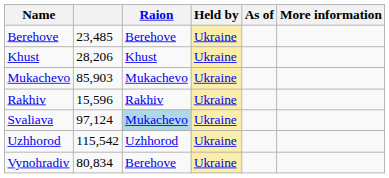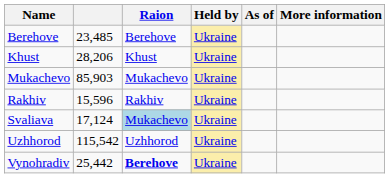(95, 120) 97,124 -> (95, 120) 17,124
(95, 162) 80,834 -> (95, 162) 25,442
(151, 162) normal -> (152, 162) bold
